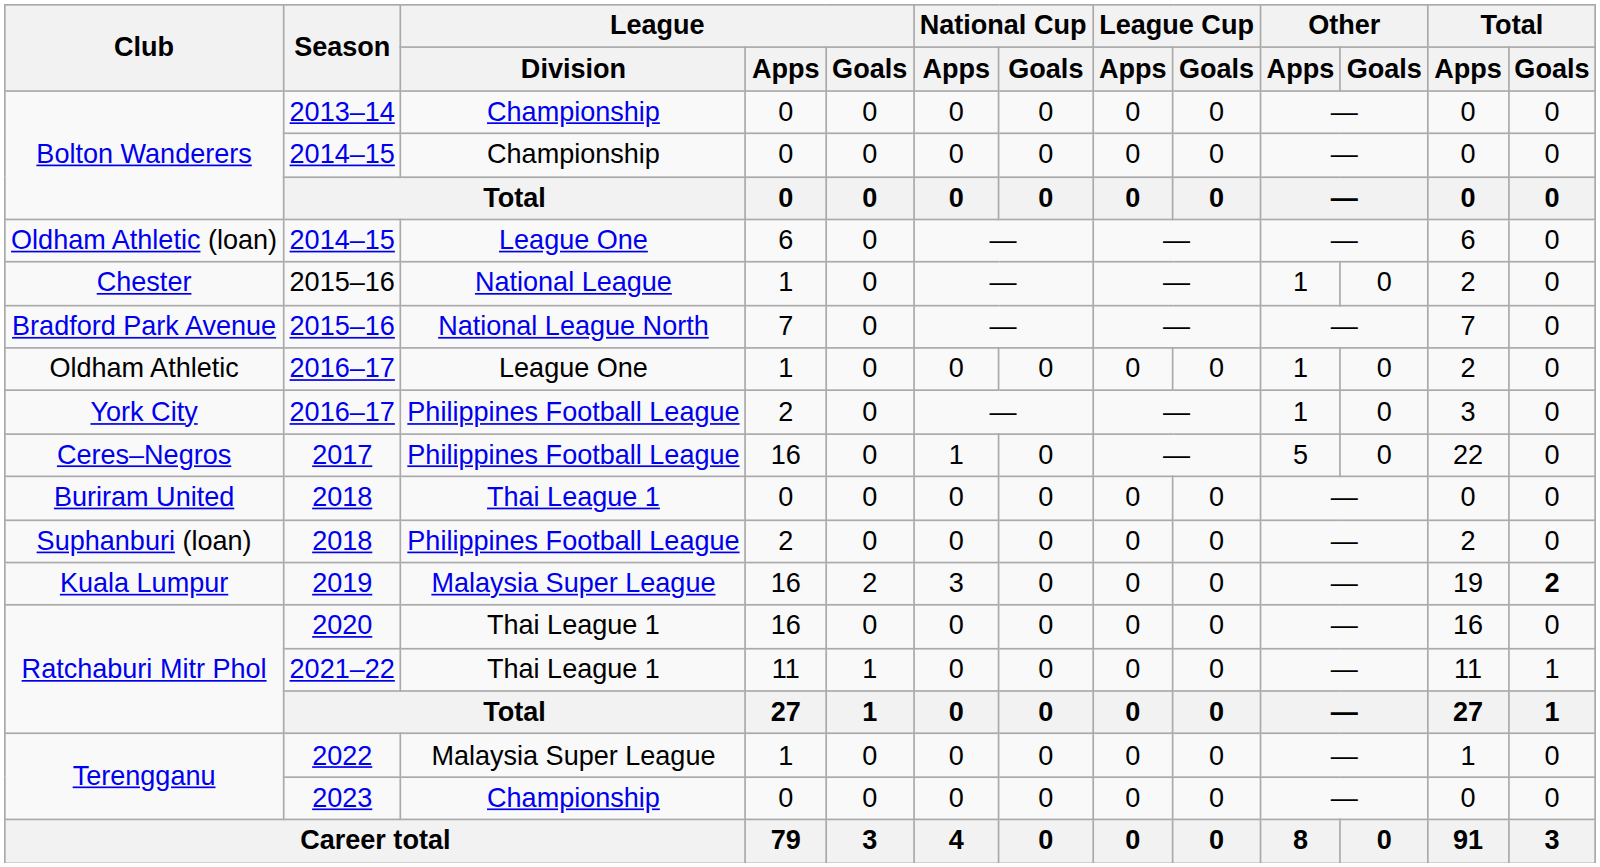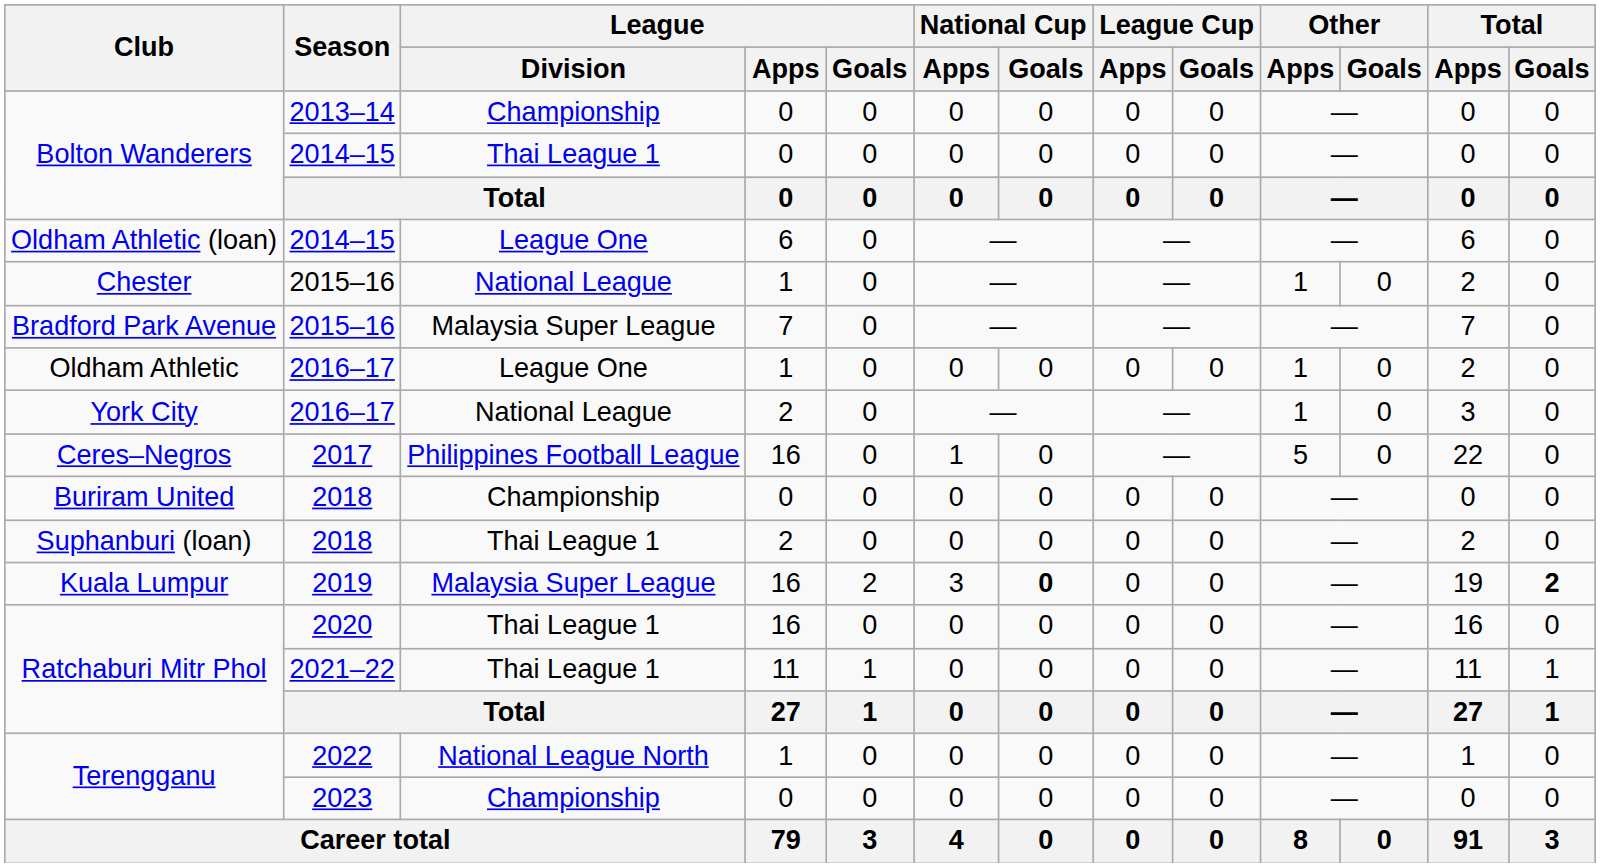(573, 154) Championship -> (573, 154) Thai League 1
(573, 326) National League North -> (573, 326) Malaysia Super League
(573, 411) Philippines Football League -> (573, 411) National League
(573, 497) Thai League 1 -> (573, 497) Championship
(573, 540) Philippines Football League -> (573, 540) Thai League 1
(1046, 583) normal -> (1046, 583) bold
(573, 754) Malaysia Super League -> (573, 754) National League North
